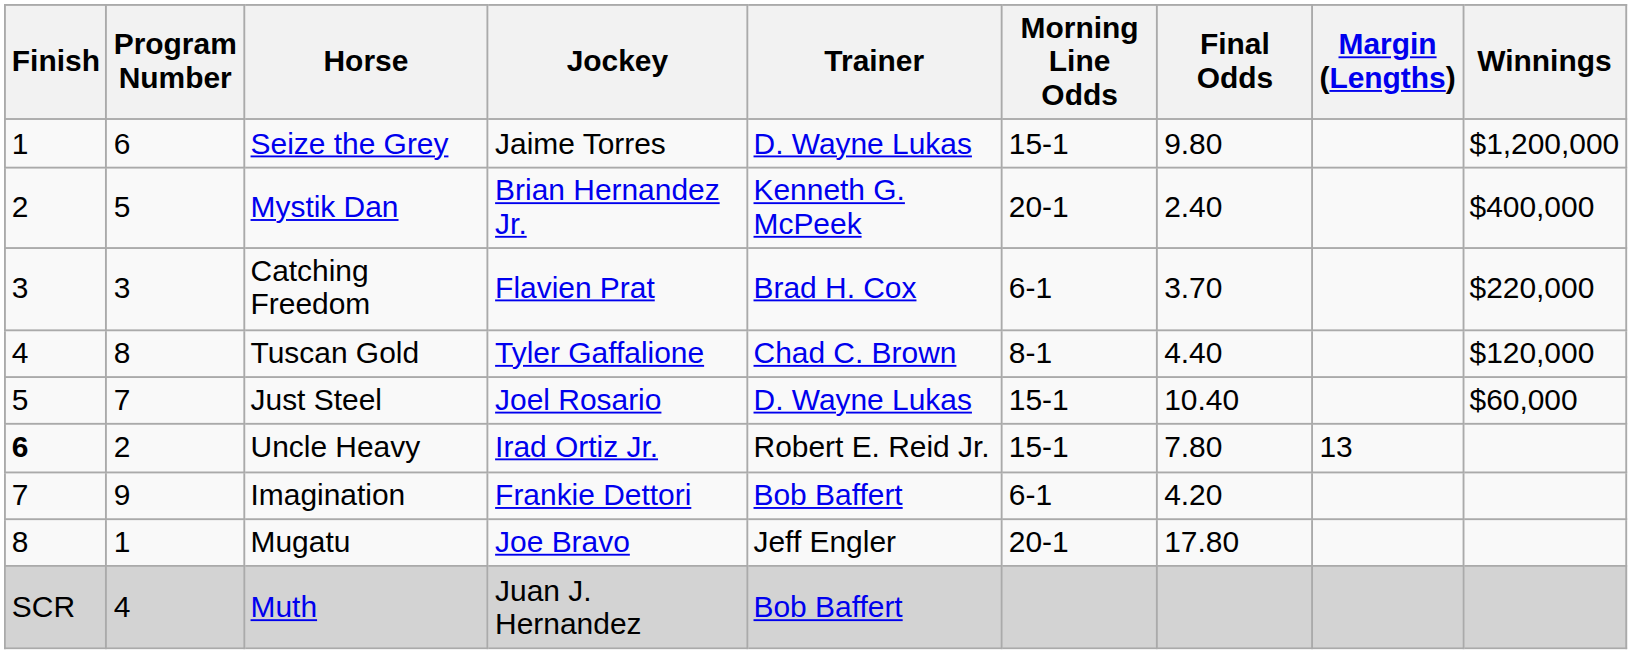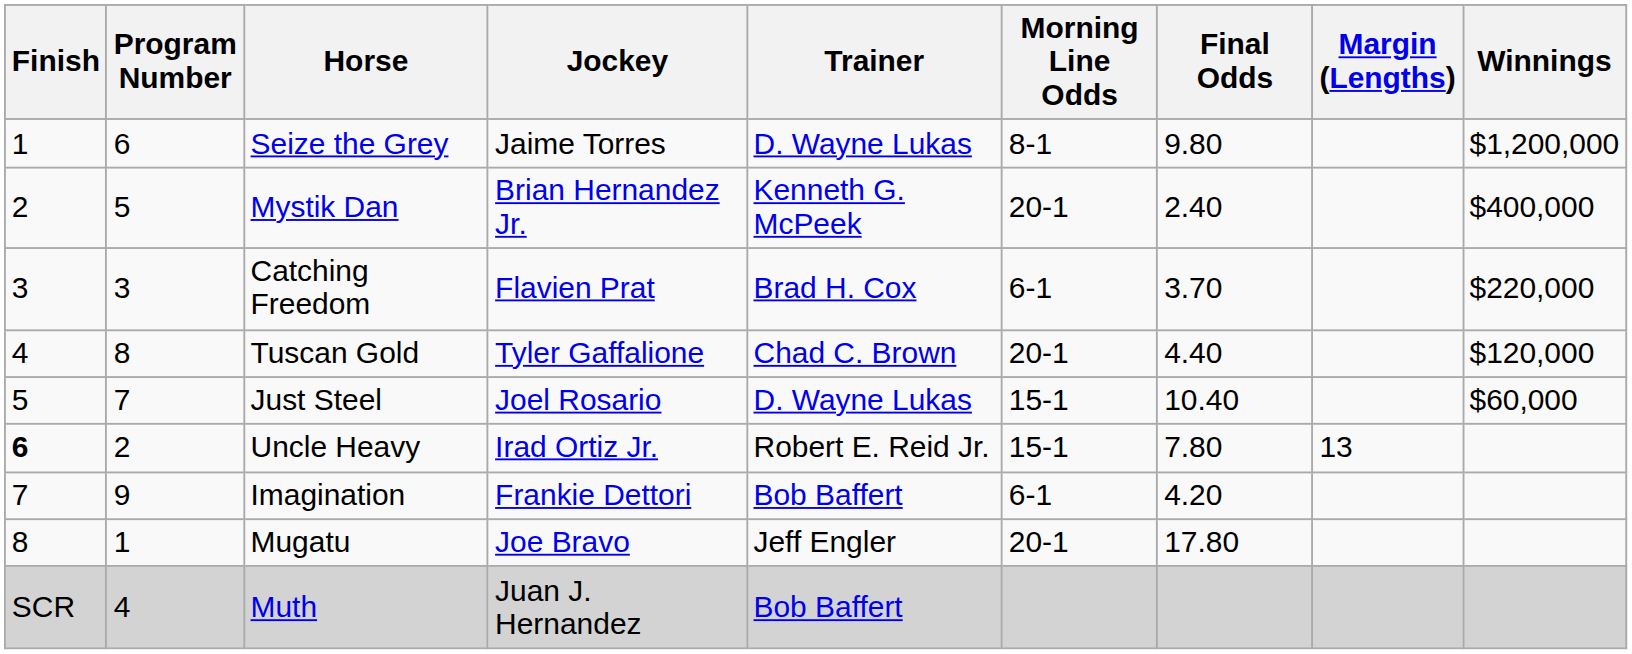(1039, 142) 15-1 -> (1030, 142) 8-1
(1030, 352) 8-1 -> (1039, 352) 20-1
